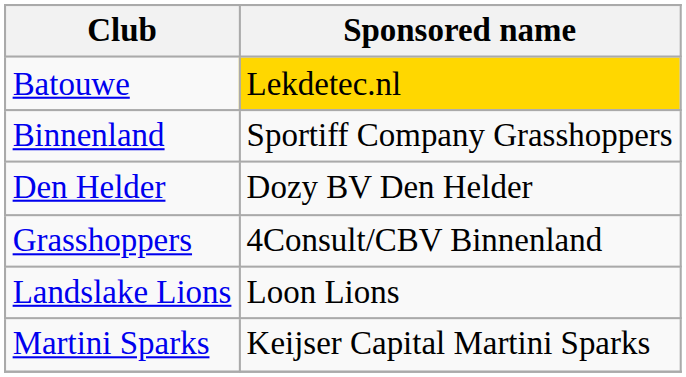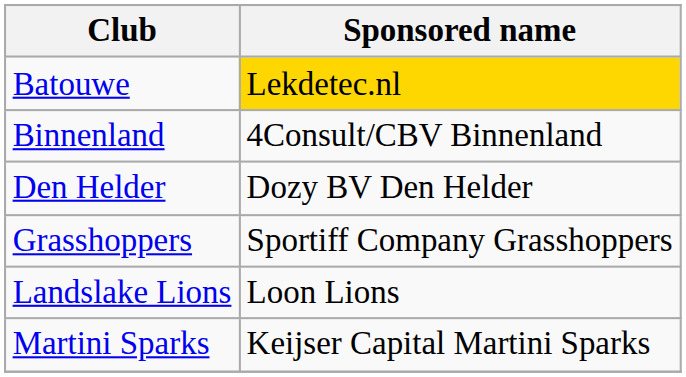(460, 135) Sportiff Company Grasshoppers -> (424, 135) 4Consult/CBV Binnenland
(424, 239) 4Consult/CBV Binnenland -> (460, 239) Sportiff Company Grasshoppers
